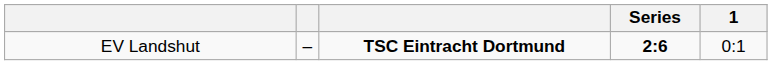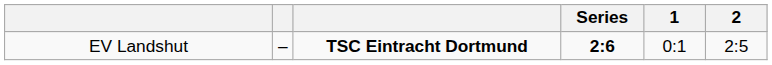+ column: (736, 18)
